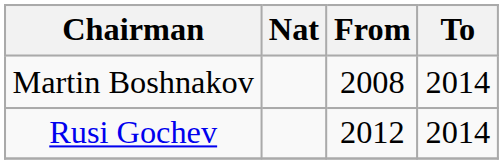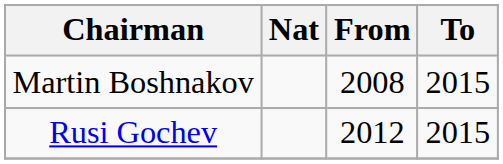(458, 81) 2014 -> (458, 81) 2015
(458, 132) 2014 -> (458, 132) 2015
